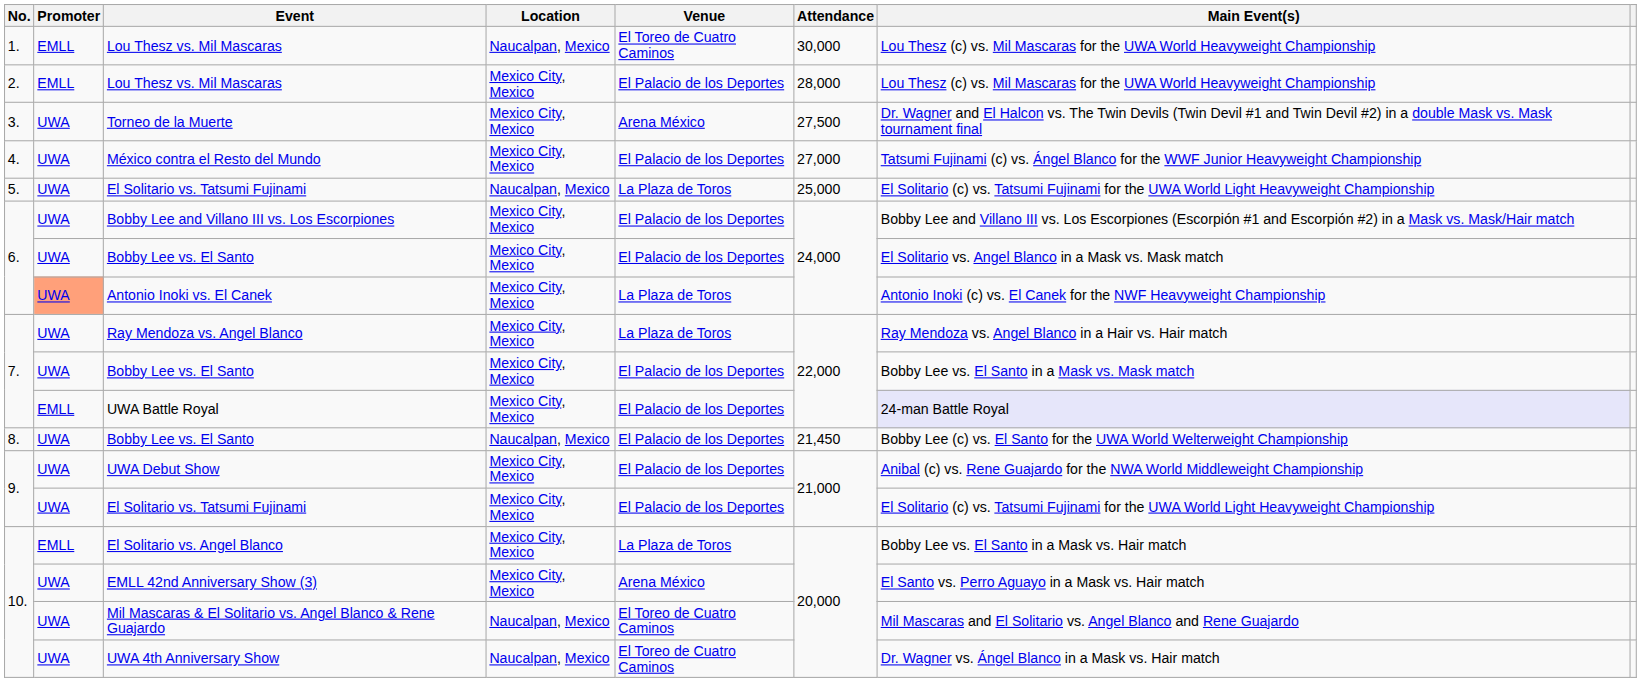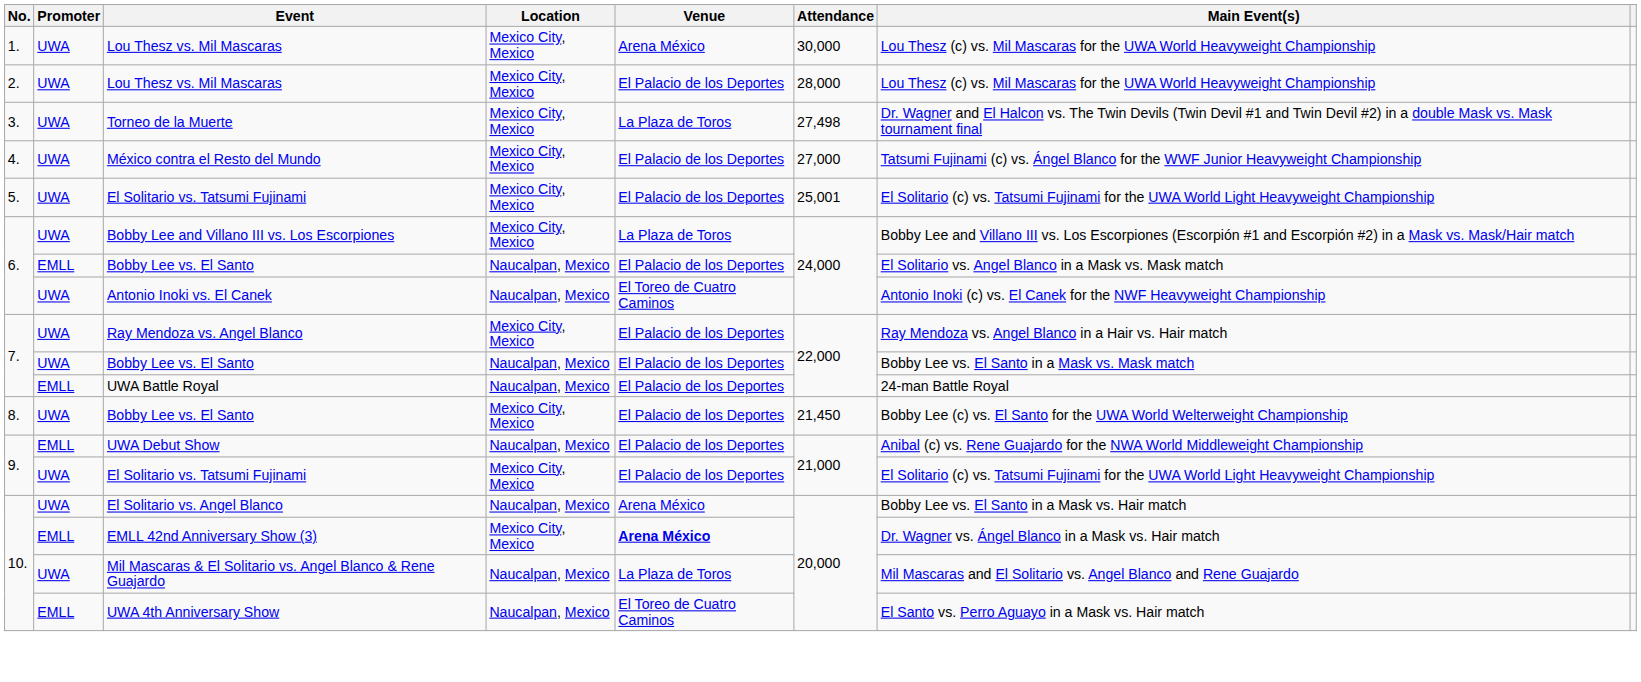(56, 45) EMLL -> (54, 45) UWA
(550, 45) Naucalpan, Mexico -> (527, 45) Mexico City, Mexico
(677, 45) El Toreo de Cuatro Caminos -> (662, 45) Arena México
(56, 83) EMLL -> (54, 83) UWA
(662, 121) Arena México -> (675, 121) La Plaza de Toros
(819, 121) 27,500 -> (819, 121) 27,498
(550, 189) Naucalpan, Mexico -> (527, 197) Mexico City, Mexico
(675, 189) La Plaza de Toros -> (701, 197) El Palacio de los Deportes
(819, 189) 25,000 -> (819, 197) 25,001
(701, 219) El Palacio de los Deportes -> (675, 235) La Plaza de Toros
(54, 257) UWA -> (56, 265) EMLL
(527, 257) Mexico City, Mexico -> (550, 265) Naucalpan, Mexico
(54, 295) lightsalmon background -> (54, 295) no background
(527, 295) Mexico City, Mexico -> (550, 295) Naucalpan, Mexico
(675, 295) La Plaza de Toros -> (677, 295) El Toreo de Cuatro Caminos
(675, 333) La Plaza de Toros -> (701, 333) El Palacio de los Deportes
(527, 371) Mexico City, Mexico -> (550, 363) Naucalpan, Mexico
(527, 409) Mexico City, Mexico -> (550, 385) Naucalpan, Mexico
(945, 409) lavender background -> (945, 385) no background
(550, 439) Naucalpan, Mexico -> (527, 415) Mexico City, Mexico
(54, 469) UWA -> (56, 445) EMLL
(527, 469) Mexico City, Mexico -> (550, 445) Naucalpan, Mexico
(56, 545) EMLL -> (54, 506) UWA
(527, 545) Mexico City, Mexico -> (550, 506) Naucalpan, Mexico
(675, 545) La Plaza de Toros -> (662, 506) Arena México
(54, 583) UWA -> (56, 536) EMLL
(662, 583) normal -> (664, 536) bold
(1043, 583) El Santo vs. Perro Aguayo in a Mask vs. Hair match -> (1050, 536) Dr. Wagner vs. Ángel Blanco in a Mask vs. Hair match
(677, 620) El Toreo de Cuatro Caminos -> (675, 574) La Plaza de Toros
(54, 658) UWA -> (56, 612) EMLL
(1050, 658) Dr. Wagner vs. Ángel Blanco in a Mask vs. Hair match -> (1043, 612) El Santo vs. Perro Aguayo in a Mask vs. Hair match
